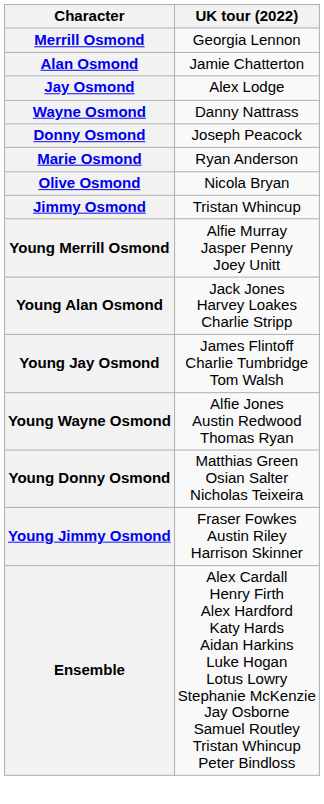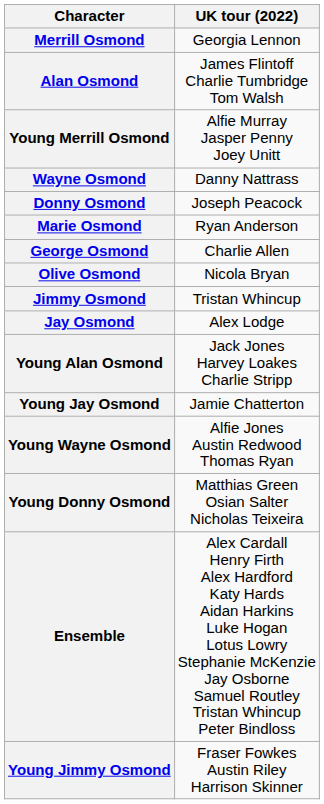(247, 64) Jamie Chatterton -> (247, 81) James Flintoff Charlie Tumbridge Tom Walsh
rows swapped: (89, 87) <-> (89, 248)
+ row: (89, 251)
(247, 363) James Flintoff Charlie Tumbridge Tom Walsh -> (247, 404) Jamie Chatterton
rows swapped: (89, 536) <-> (89, 670)
